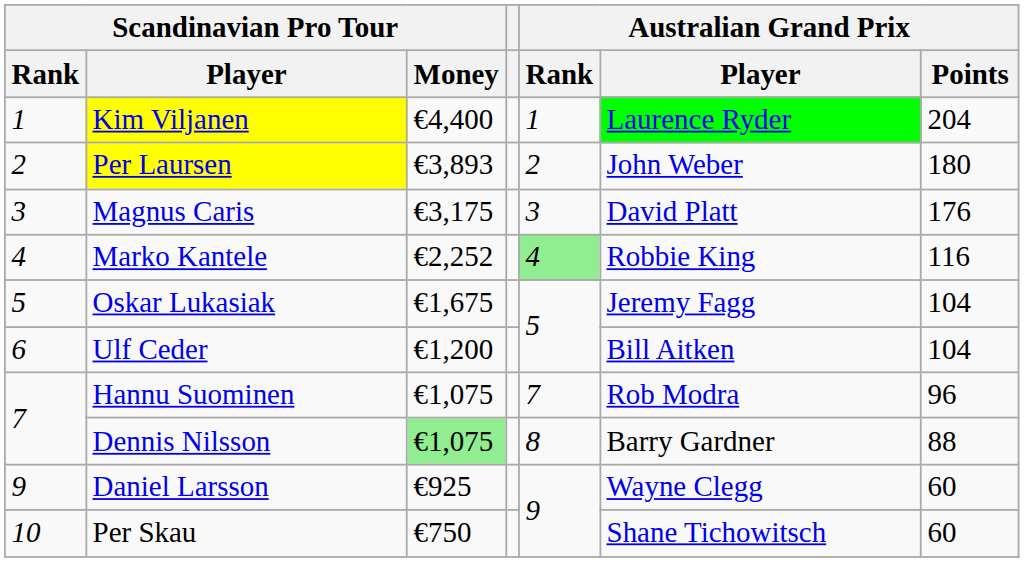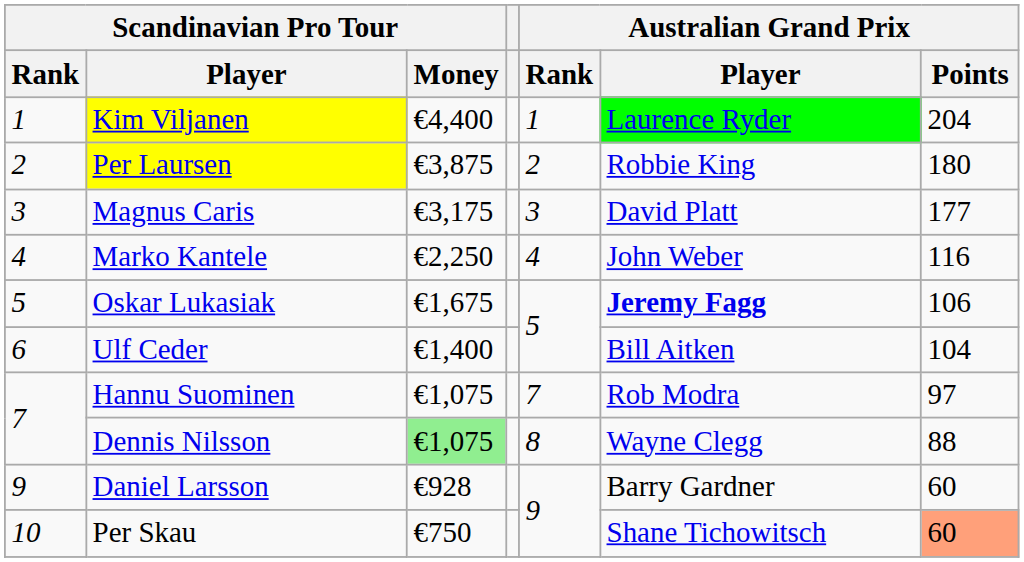(453, 165) €3,893 -> (453, 165) €3,875
(675, 165) John Weber -> (681, 165) Robbie King
(949, 211) 176 -> (949, 211) 177
(453, 257) €2,252 -> (453, 257) €2,250
(533, 257) lightgreen background -> (533, 257) no background
(681, 257) Robbie King -> (675, 257) John Weber
(681, 303) normal -> (686, 303) bold
(949, 303) 104 -> (949, 303) 106
(453, 348) €1,200 -> (453, 348) €1,400
(942, 394) 96 -> (942, 394) 97
(691, 440) Barry Gardner -> (685, 440) Wayne Clegg
(443, 486) €925 -> (443, 486) €928
(685, 486) Wayne Clegg -> (691, 486) Barry Gardner
(942, 532) no background -> (942, 532) lightsalmon background
